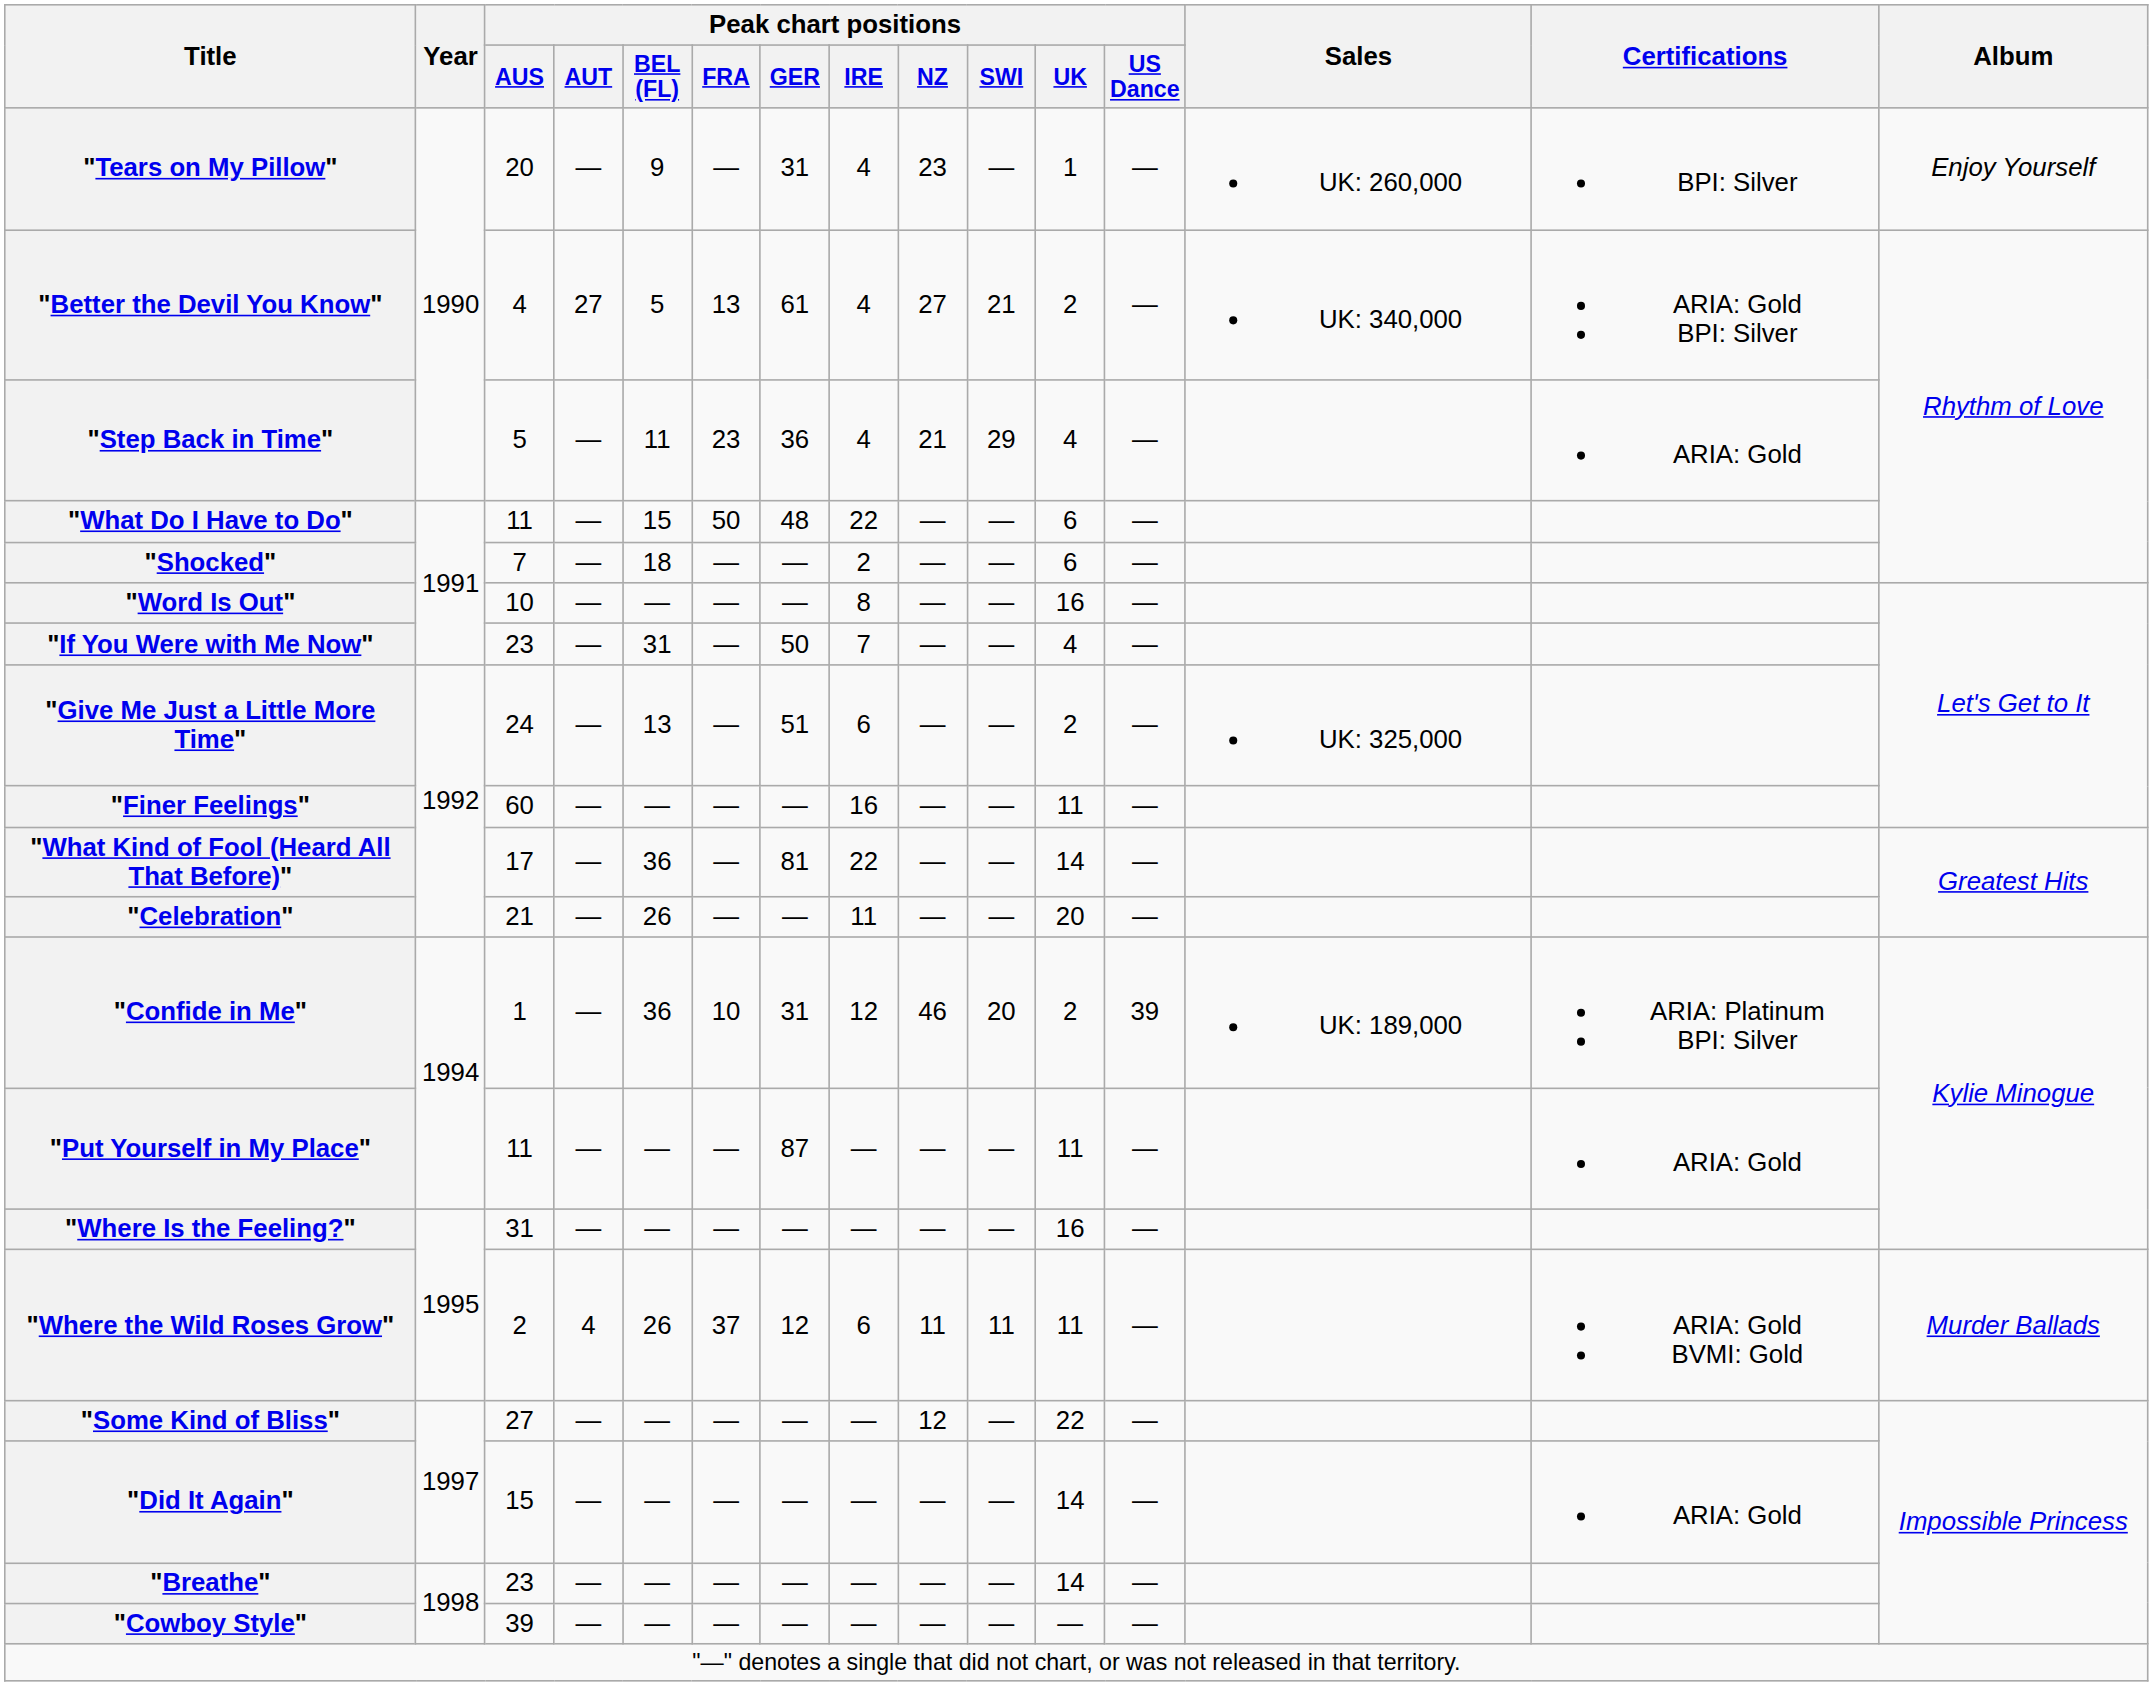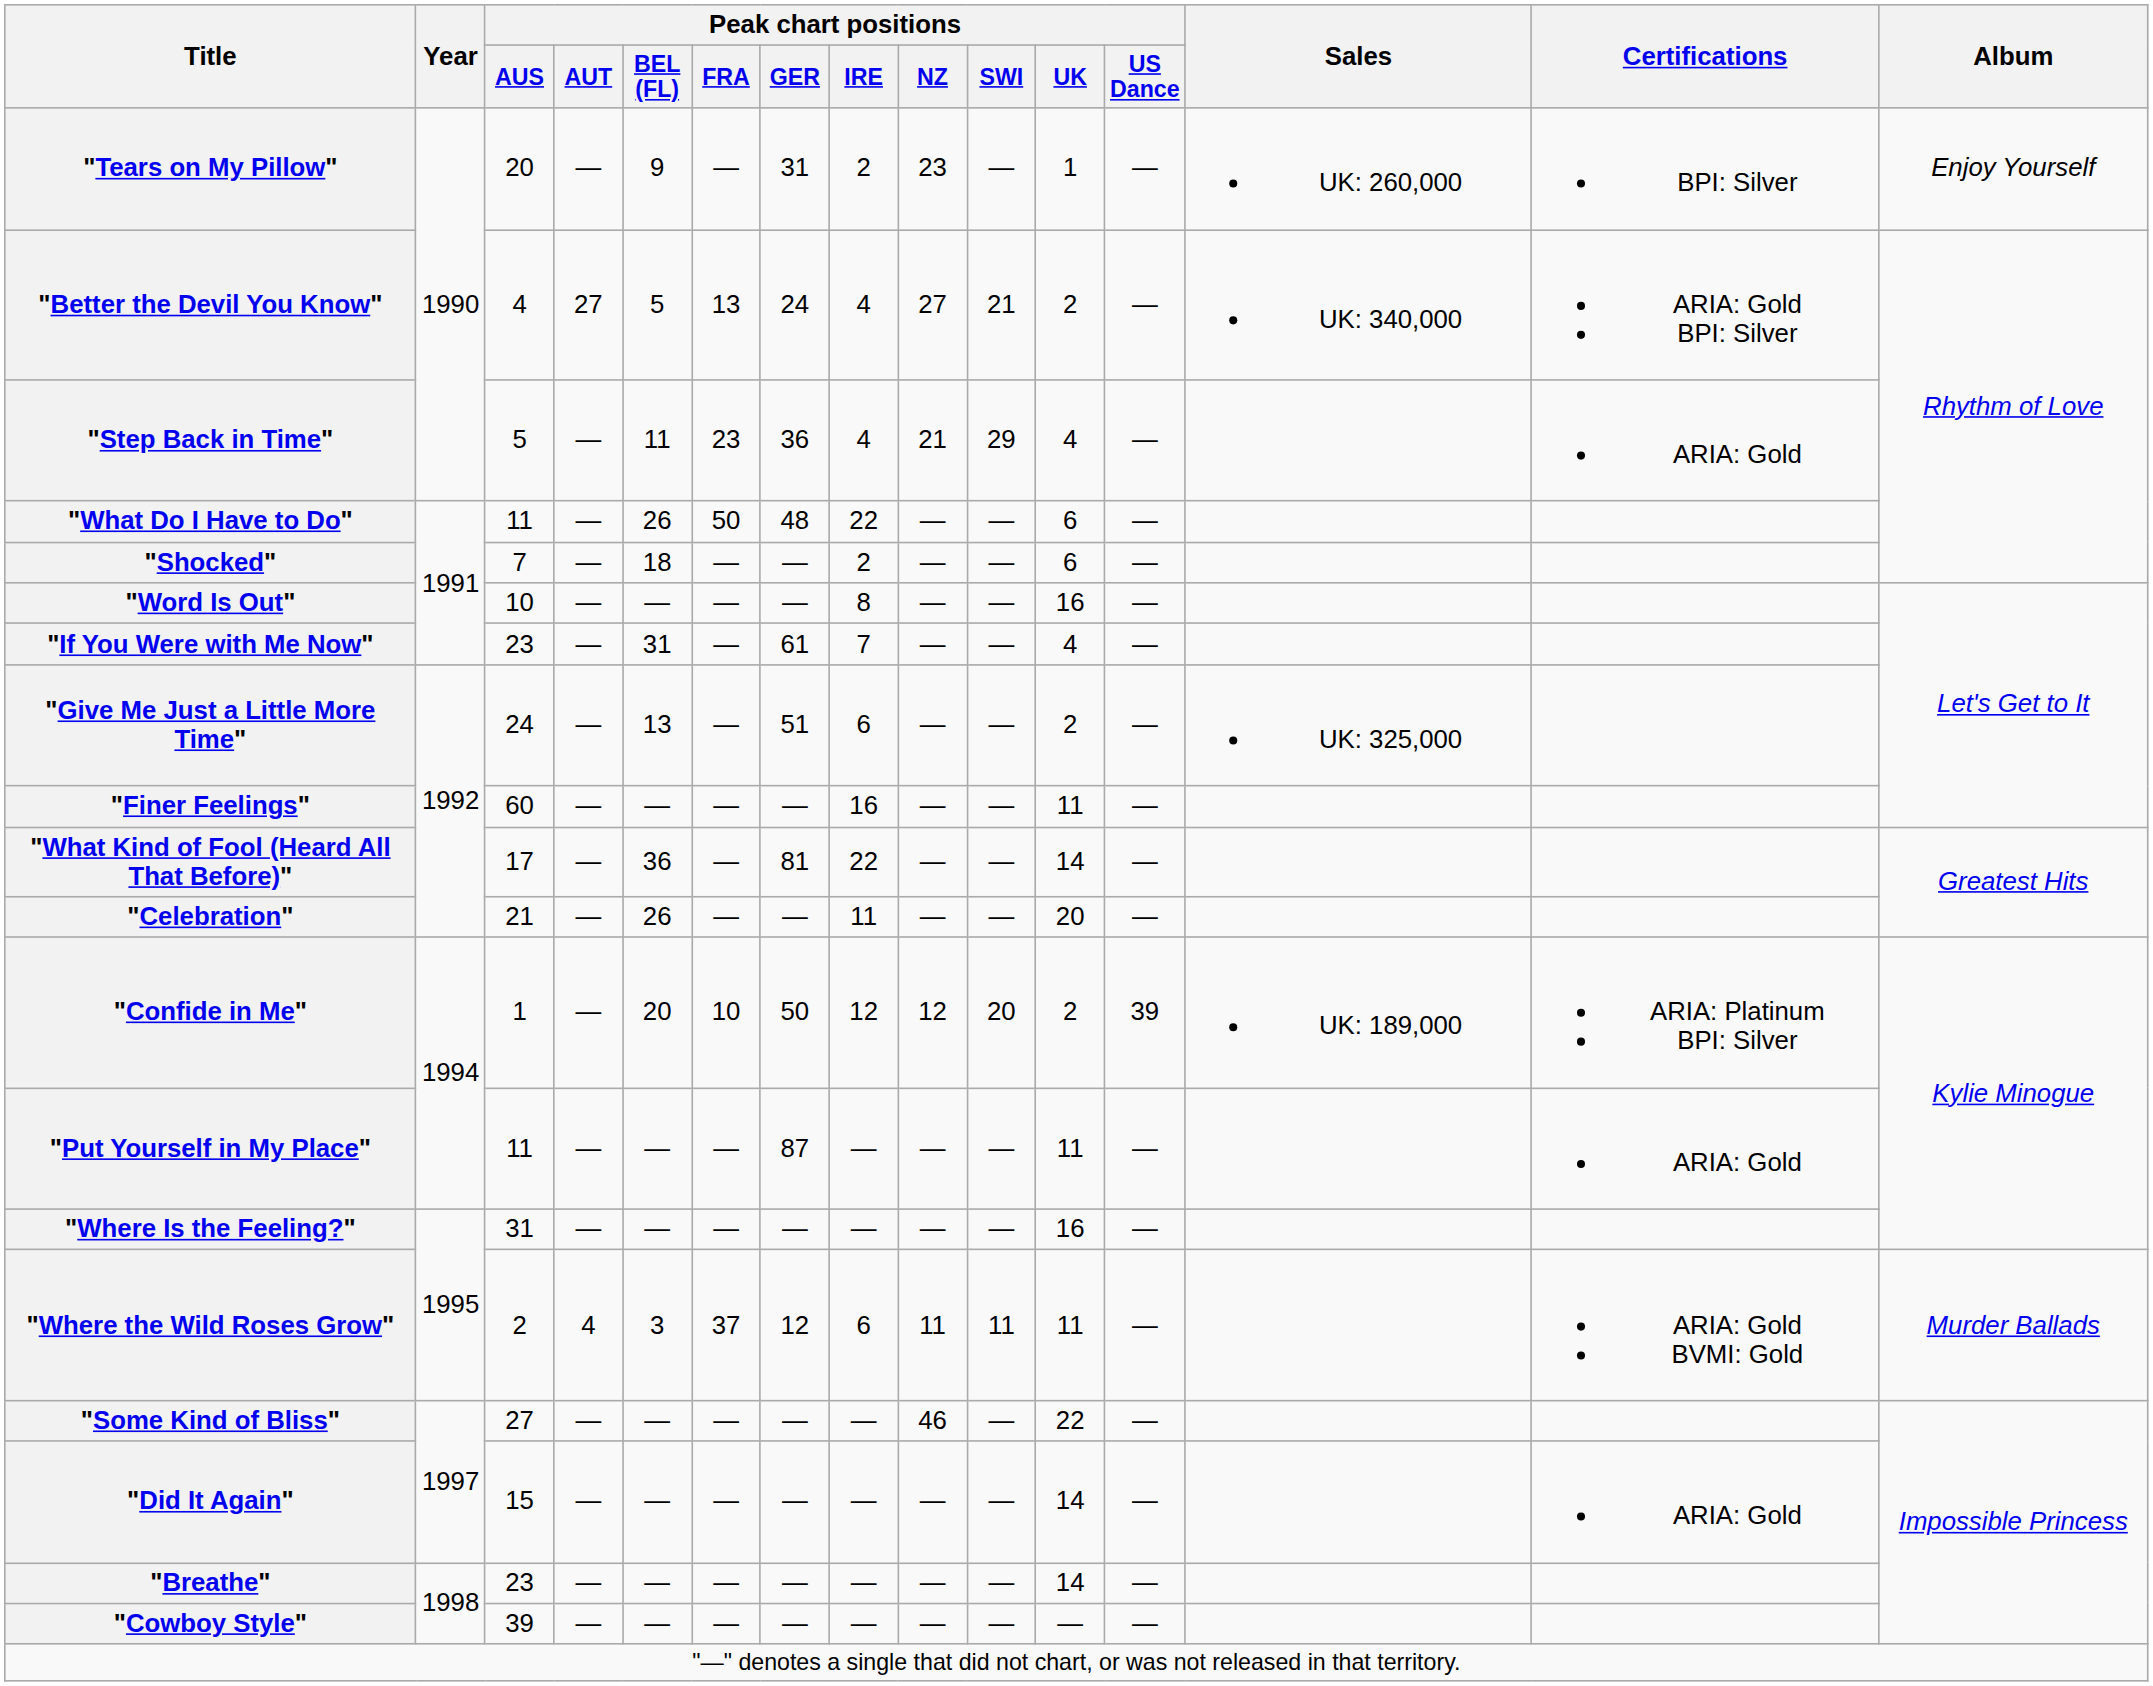(864, 168) 4 -> (864, 168) 2
(795, 304) 61 -> (795, 304) 24
(657, 521) 15 -> (657, 521) 26
(795, 643) 50 -> (795, 643) 61
(657, 1012) 36 -> (657, 1012) 20
(795, 1012) 31 -> (795, 1012) 50
(933, 1012) 46 -> (933, 1012) 12
(657, 1324) 26 -> (657, 1324) 3
(933, 1420) 12 -> (933, 1420) 46
